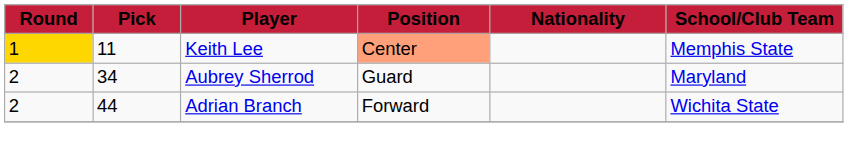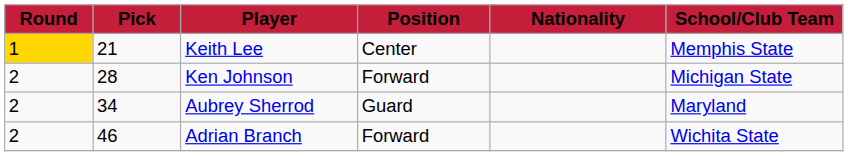(107, 48) 11 -> (107, 48) 21
(389, 48) lightsalmon background -> (389, 48) no background
+ row: (239, 77)
(107, 106) 44 -> (107, 135) 46
